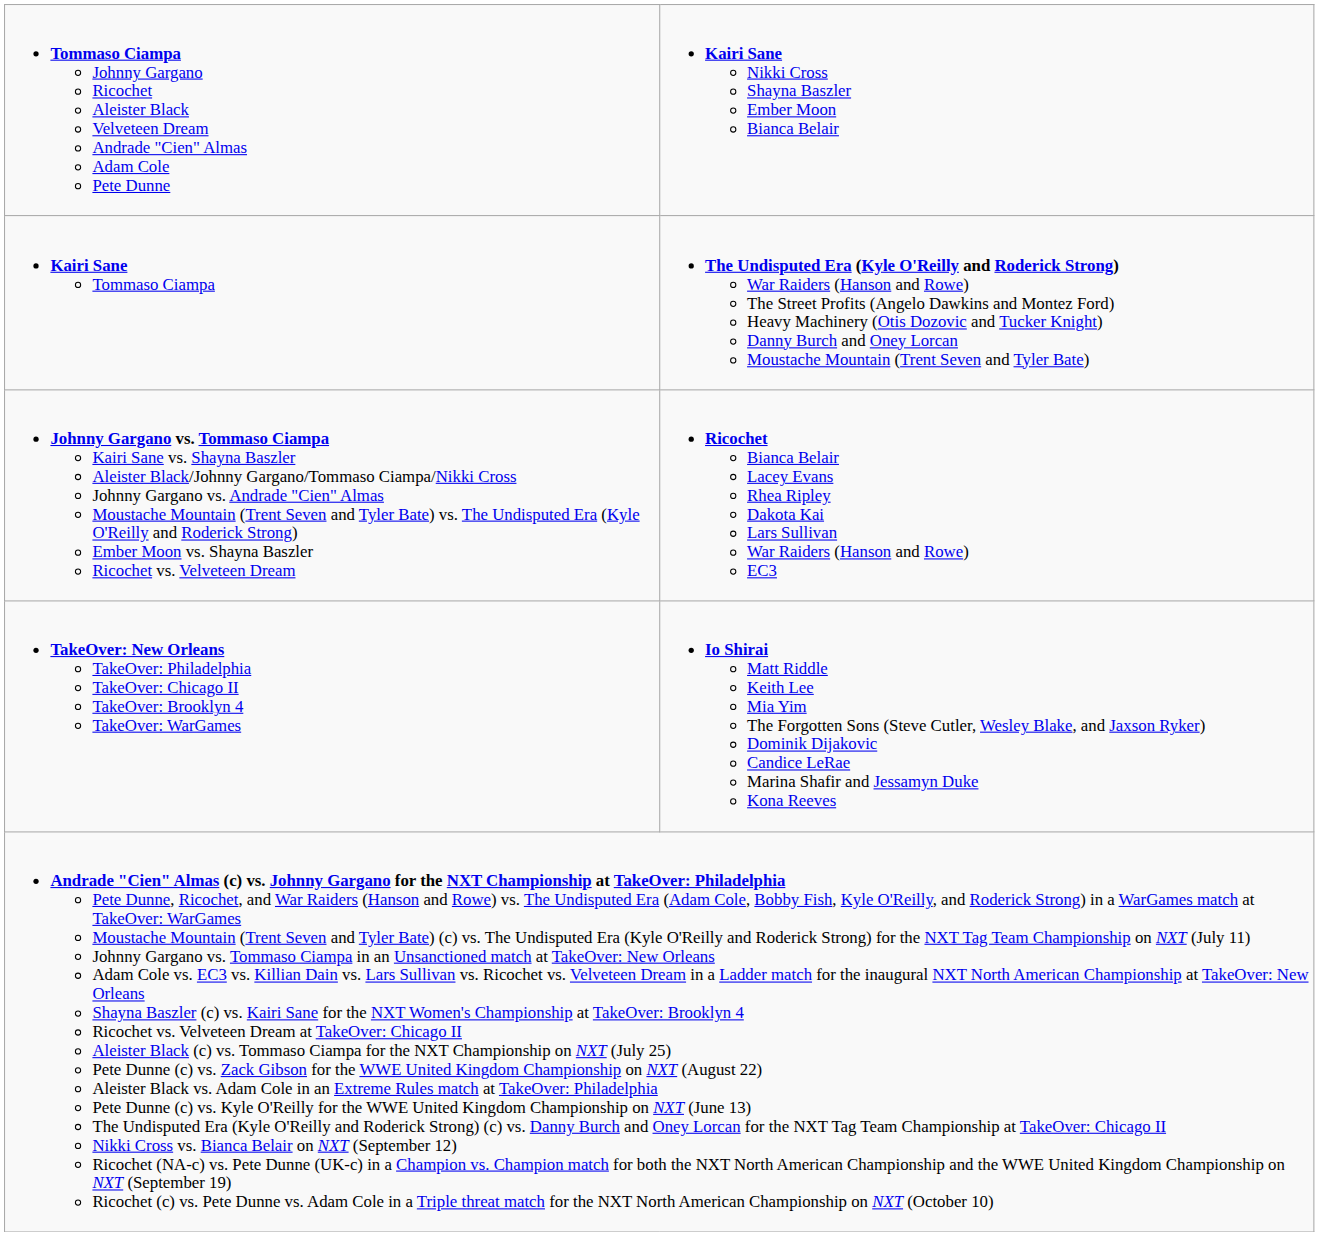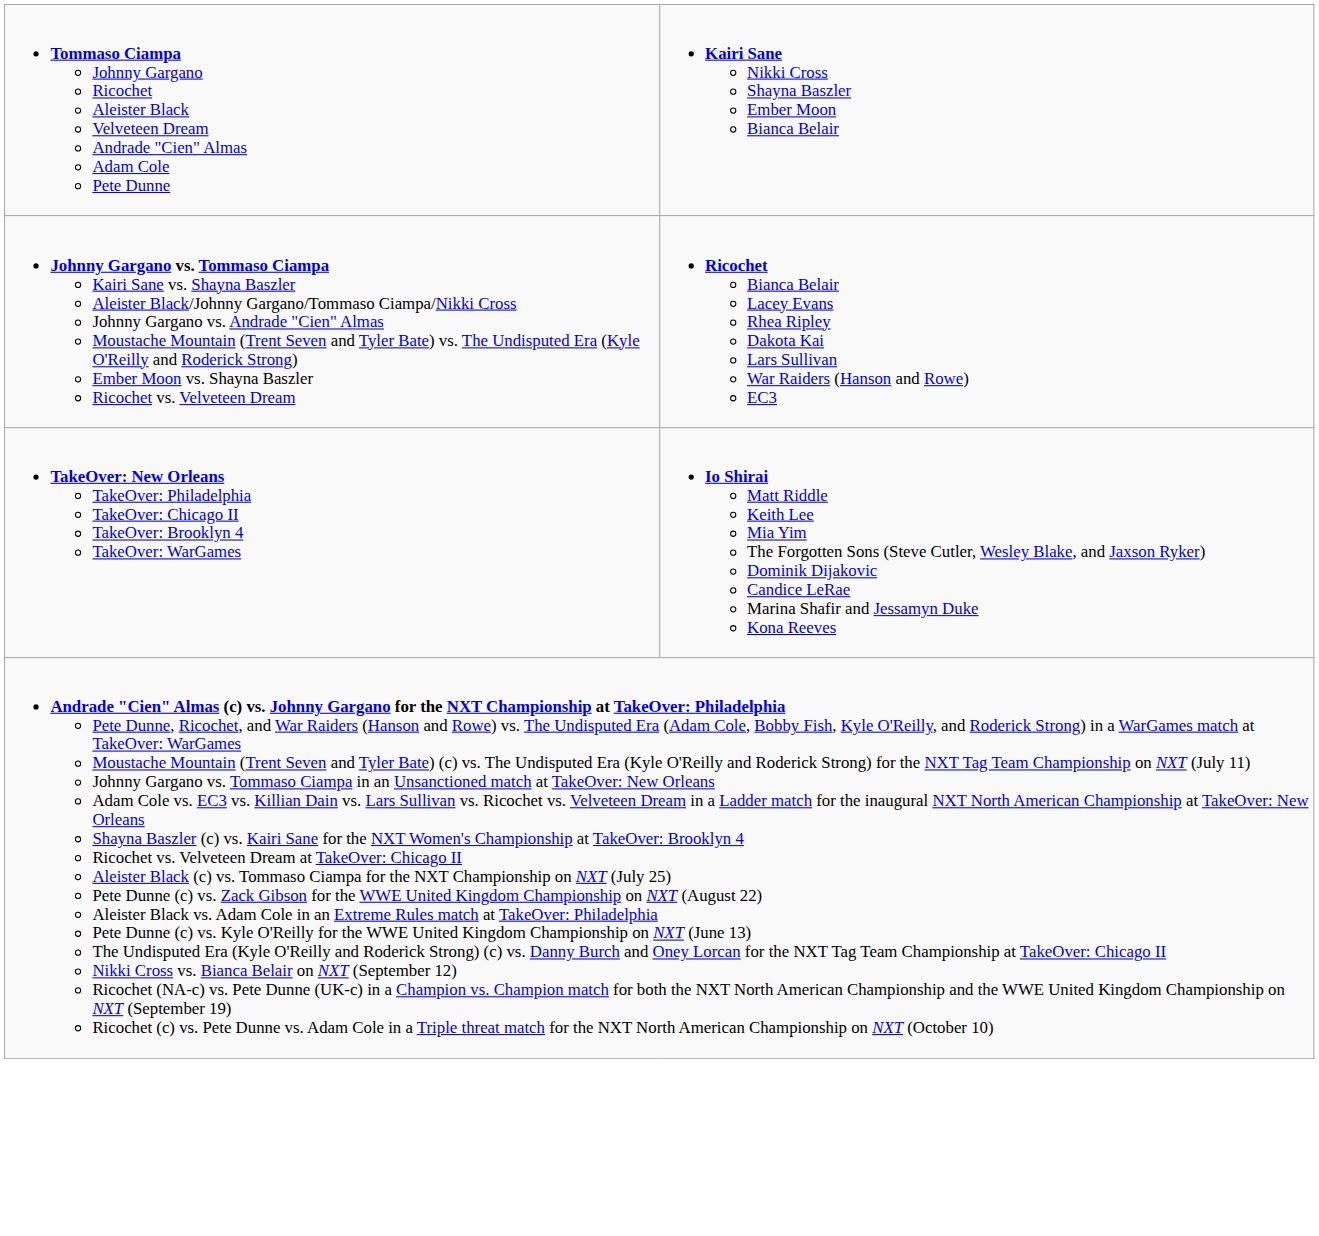- row: (332, 274)
